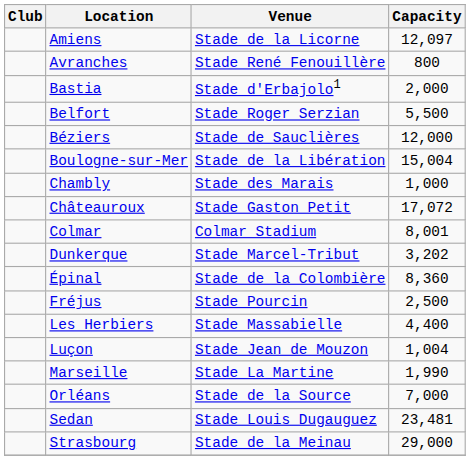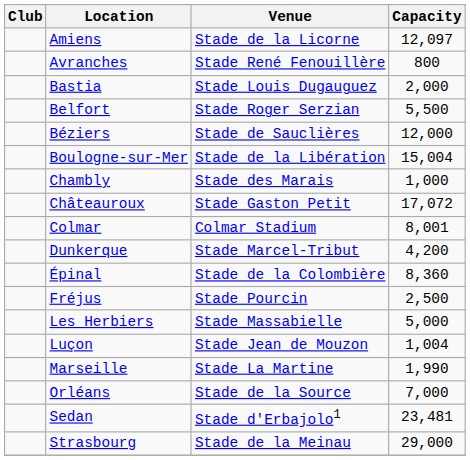(268, 89) Stade d'Erbajolo1 -> (286, 87) Stade Louis Dugauguez
(427, 255) 3,202 -> (427, 251) 4,200
(427, 326) 4,400 -> (427, 322) 5,000
(286, 420) Stade Louis Dugauguez -> (268, 418) Stade d'Erbajolo1
